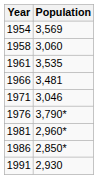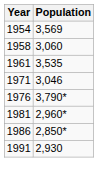- row: (19, 81)
